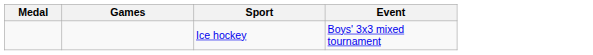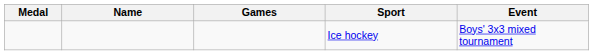+ column: (128, 12)
